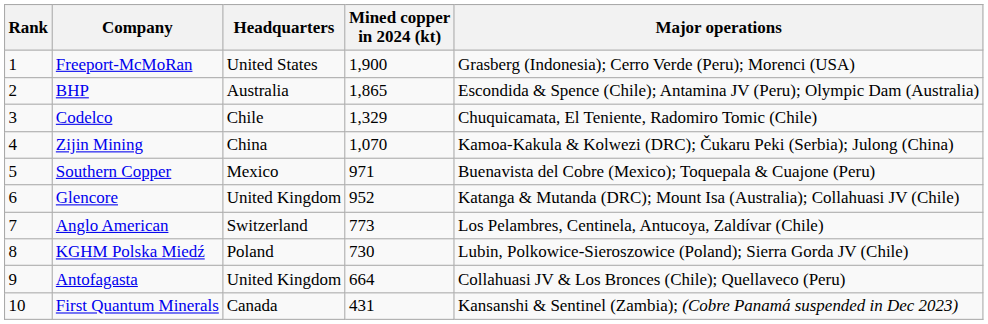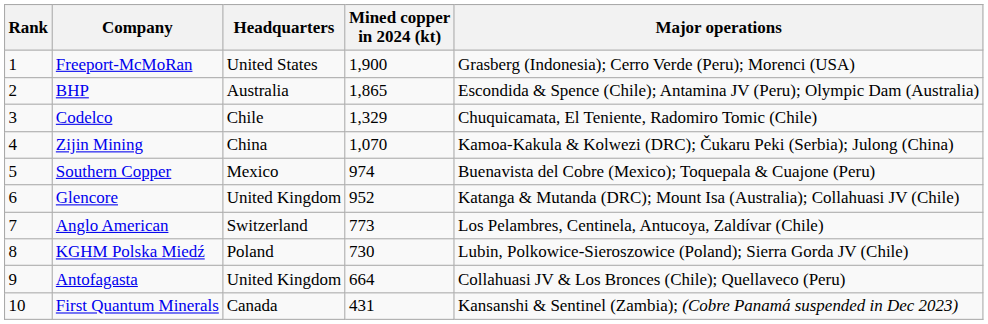(362, 171) 971 -> (362, 171) 974
